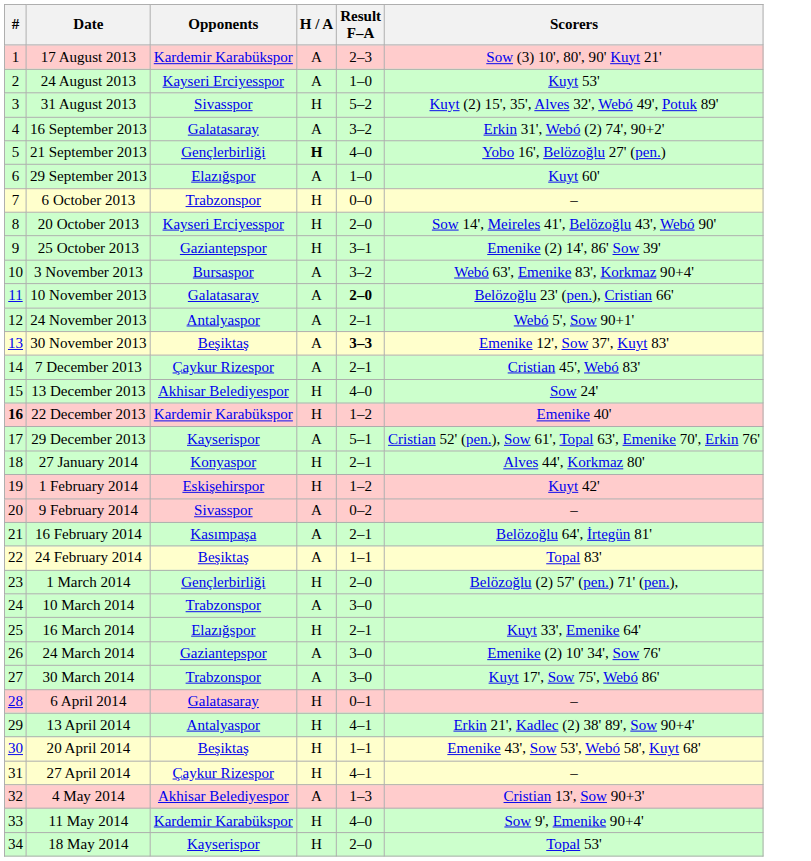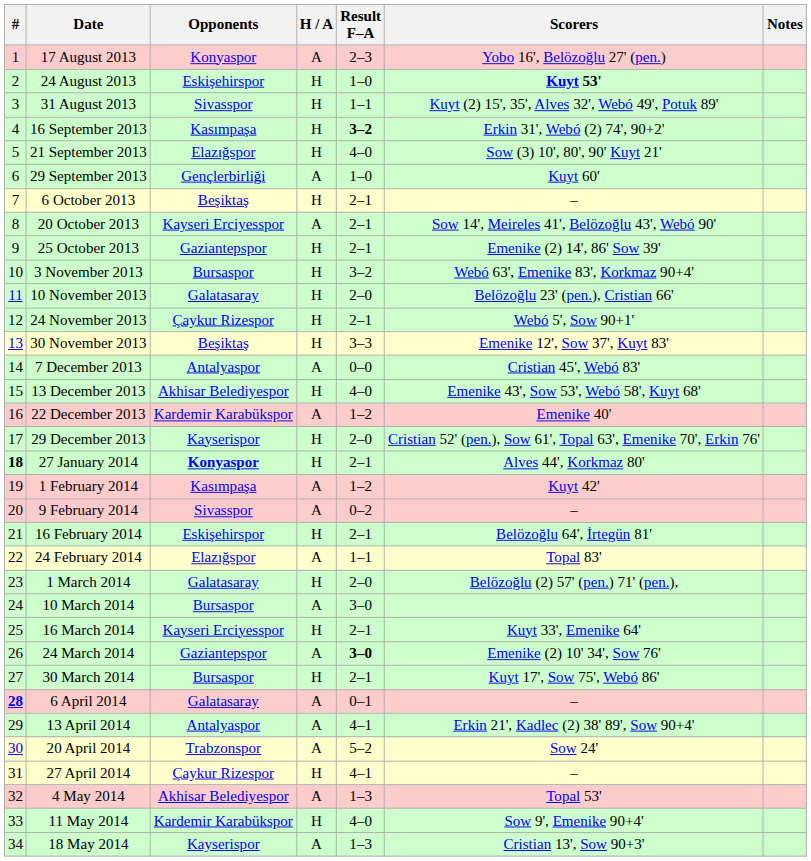+ column: (785, 24)
(223, 57) Kardemir Karabükspor -> (223, 57) Konyaspor
(574, 57) Sow (3) 10', 80', 90' Kuyt 21' -> (574, 57) Yobo 16', Belözoğlu 27' (pen.)
(223, 81) Kayseri Erciyesspor -> (223, 81) Eskişehirspor
(317, 81) A -> (317, 81) H
(574, 81) normal -> (574, 81) bold
(361, 104) 5–2 -> (361, 104) 1–1
(223, 128) Galatasaray -> (223, 128) Kasımpaşa
(317, 128) A -> (317, 128) H
(361, 128) normal -> (361, 128) bold
(223, 152) Gençlerbirliği -> (223, 152) Elazığspor
(317, 152) bold -> (317, 152) normal
(574, 152) Yobo 16', Belözoğlu 27' (pen.) -> (574, 152) Sow (3) 10', 80', 90' Kuyt 21'
(223, 176) Elazığspor -> (223, 176) Gençlerbirliği
(223, 200) Trabzonspor -> (223, 200) Beşiktaş
(361, 200) 0–0 -> (361, 200) 2–1
(317, 224) H -> (317, 224) A
(361, 224) 2–0 -> (361, 224) 2–1
(361, 248) 3–1 -> (361, 248) 2–1
(317, 271) A -> (317, 271) H
(317, 295) A -> (317, 295) H
(361, 295) bold -> (361, 295) normal
(223, 319) Antalyaspor -> (223, 319) Çaykur Rizespor
(317, 319) A -> (317, 319) H
(317, 343) A -> (317, 343) H
(361, 343) bold -> (361, 343) normal
(223, 367) Çaykur Rizespor -> (223, 367) Antalyaspor
(361, 367) 2–1 -> (361, 367) 0–0
(574, 391) Sow 24' -> (574, 391) Emenike 43', Sow 53', Webó 58', Kuyt 68'
(15, 414) bold -> (15, 414) normal
(317, 414) H -> (317, 414) A
(317, 438) A -> (317, 438) H
(361, 438) 5–1 -> (361, 438) 2–0
(15, 462) normal -> (15, 462) bold
(223, 462) normal -> (223, 462) bold
(223, 486) Eskişehirspor -> (223, 486) Kasımpaşa
(317, 486) H -> (317, 486) A
(223, 534) Kasımpaşa -> (223, 534) Eskişehirspor
(317, 534) A -> (317, 534) H
(223, 558) Beşiktaş -> (223, 558) Elazığspor
(223, 581) Gençlerbirliği -> (223, 581) Galatasaray
(223, 605) Trabzonspor -> (223, 605) Bursaspor
(223, 629) Elazığspor -> (223, 629) Kayseri Erciyesspor
(361, 653) normal -> (361, 653) bold
(223, 677) Trabzonspor -> (223, 677) Bursaspor
(317, 677) A -> (317, 677) H
(361, 677) 3–0 -> (361, 677) 2–1
(15, 701) normal -> (15, 701) bold
(317, 701) H -> (317, 701) A
(317, 725) H -> (317, 725) A
(223, 748) Beşiktaş -> (223, 748) Trabzonspor
(317, 748) H -> (317, 748) A
(361, 748) 1–1 -> (361, 748) 5–2
(574, 748) Emenike 43', Sow 53', Webó 58', Kuyt 68' -> (574, 748) Sow 24'
(574, 796) Cristian 13', Sow 90+3' -> (574, 796) Topal 53'
(317, 844) H -> (317, 844) A
(361, 844) 2–0 -> (361, 844) 1–3
(574, 844) Topal 53' -> (574, 844) Cristian 13', Sow 90+3'
